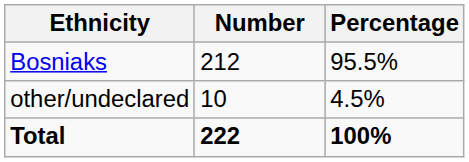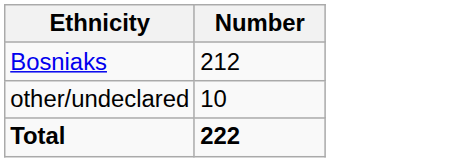- column: (395, 23)
